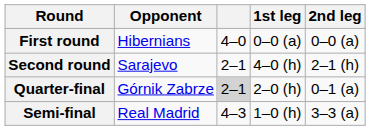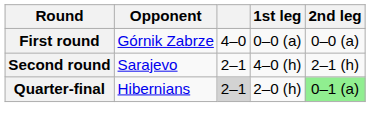(154, 40) Hibernians -> (166, 40) Górnik Zabrze
(166, 89) Górnik Zabrze -> (154, 89) Hibernians
(335, 89) no background -> (335, 89) lightgreen background
- row: (59, 113)
